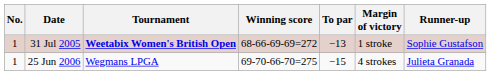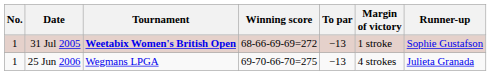(337, 61) −15 -> (337, 61) −13
